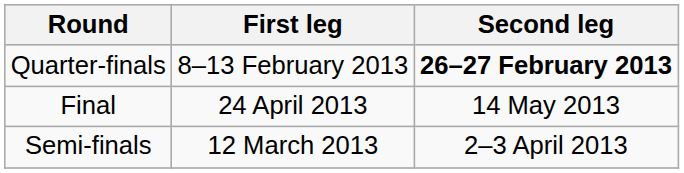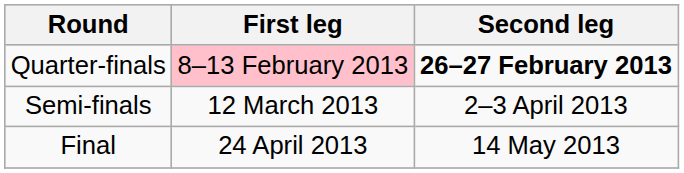(293, 65) no background -> (293, 65) pink background
rows swapped: (88, 146) <-> (88, 106)
